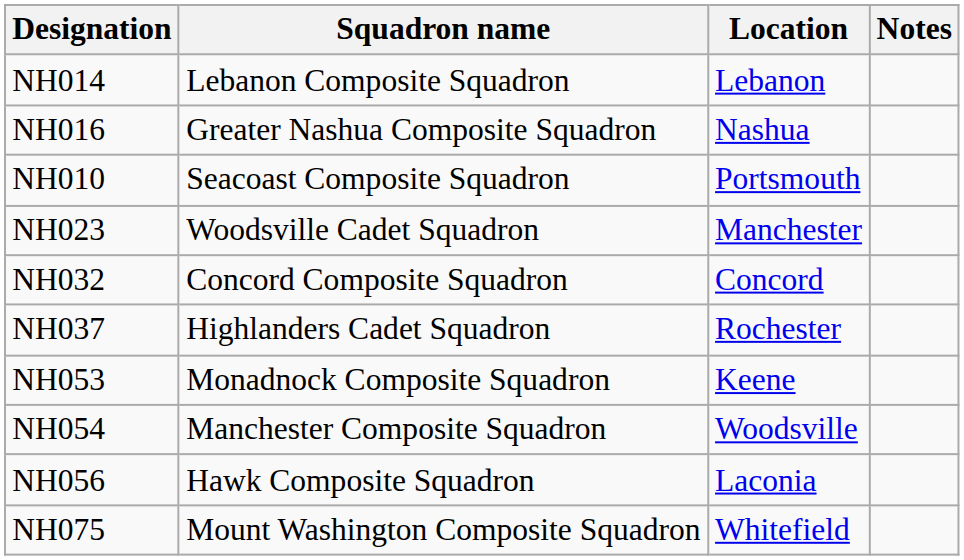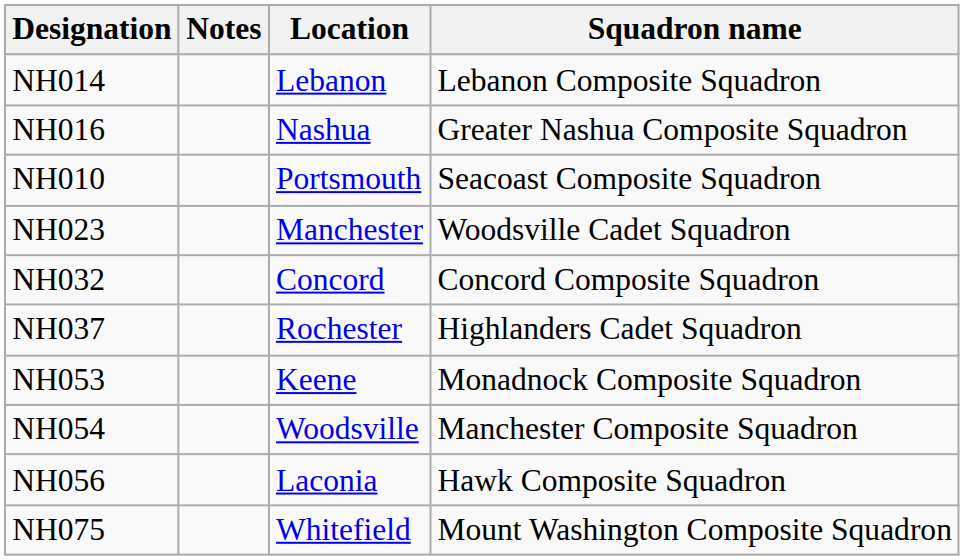columns swapped: (443, 29) <-> (914, 29)
